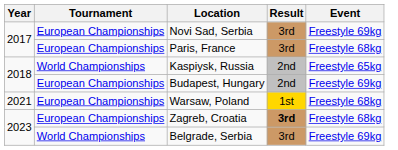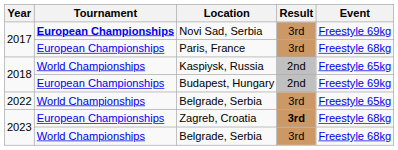(101, 31) normal -> (105, 31) bold
- row: (19, 101)
+ row: (19, 101)
(345, 136) Freestyle 69kg -> (355, 136) Freestyle 68kg
